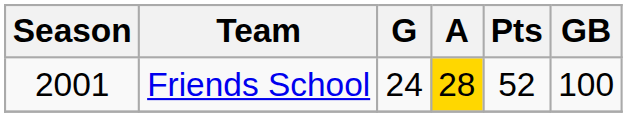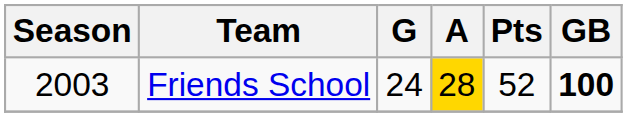(72, 84) 2001 -> (72, 84) 2003
(586, 84) normal -> (586, 84) bold
